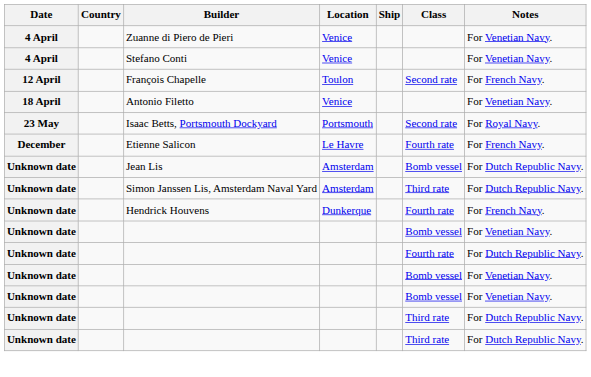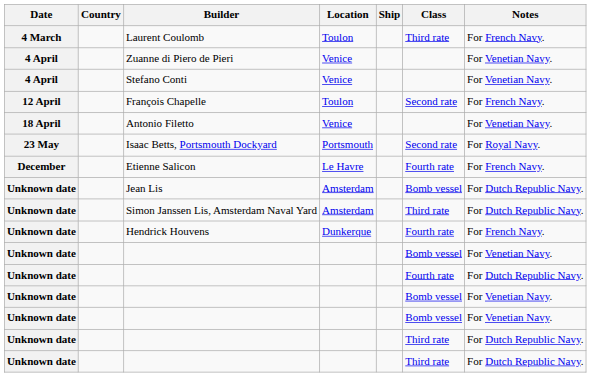+ row: (41, 36)
